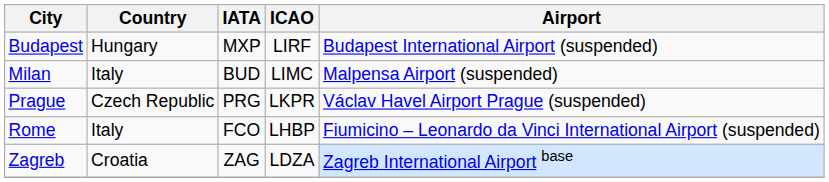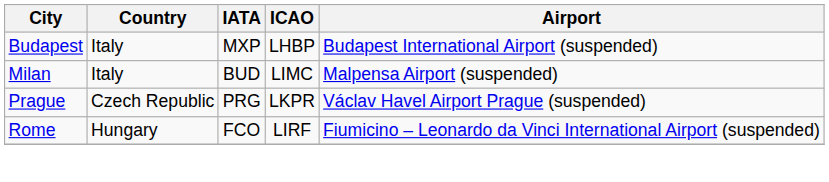(124, 46) Hungary -> (107, 46) Italy
(292, 46) LIRF -> (292, 46) LHBP
(107, 130) Italy -> (124, 130) Hungary
(292, 130) LHBP -> (292, 130) LIRF
- row: (36, 160)
